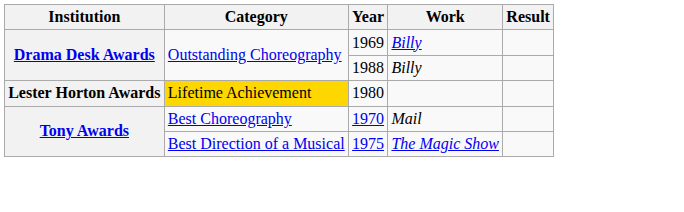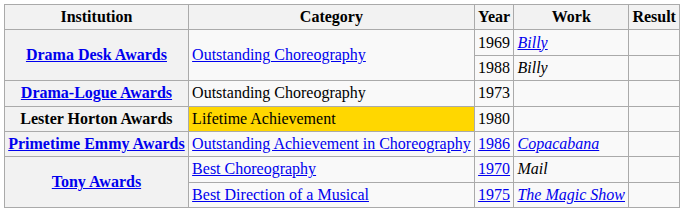+ row: (494, 93)
+ row: (494, 144)
